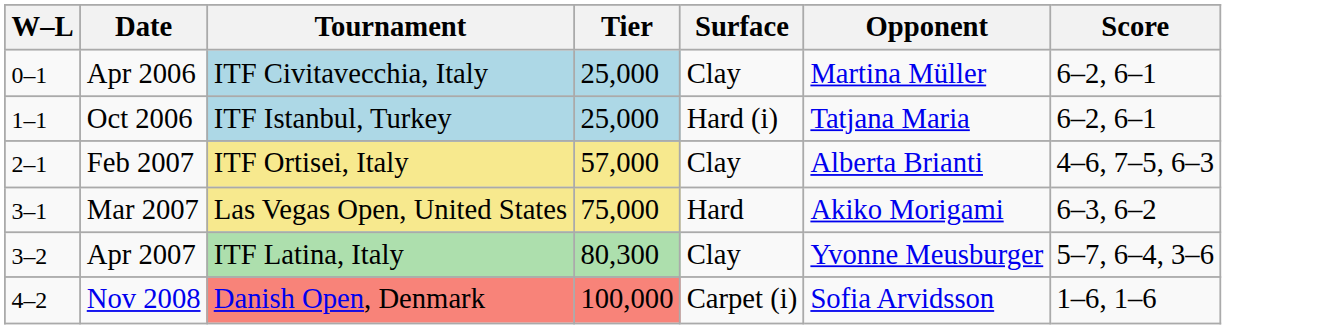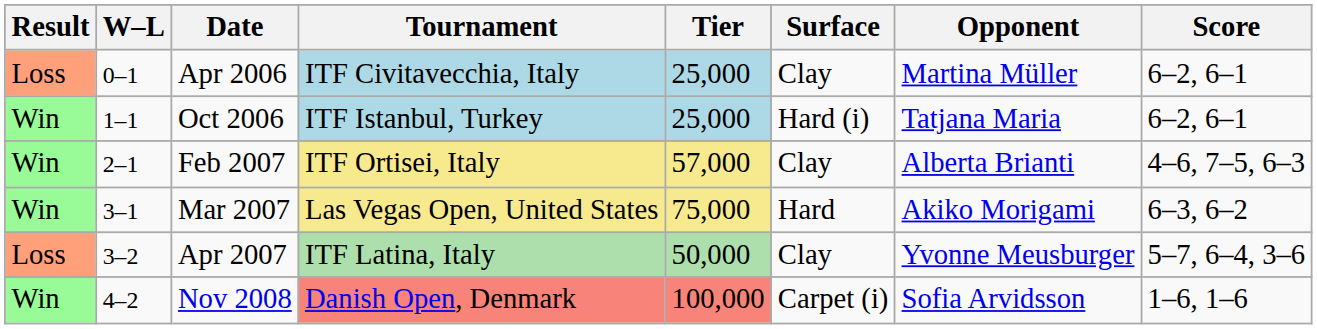+ column: (50, 27)
(620, 254) 80,300 -> (711, 254) 50,000
